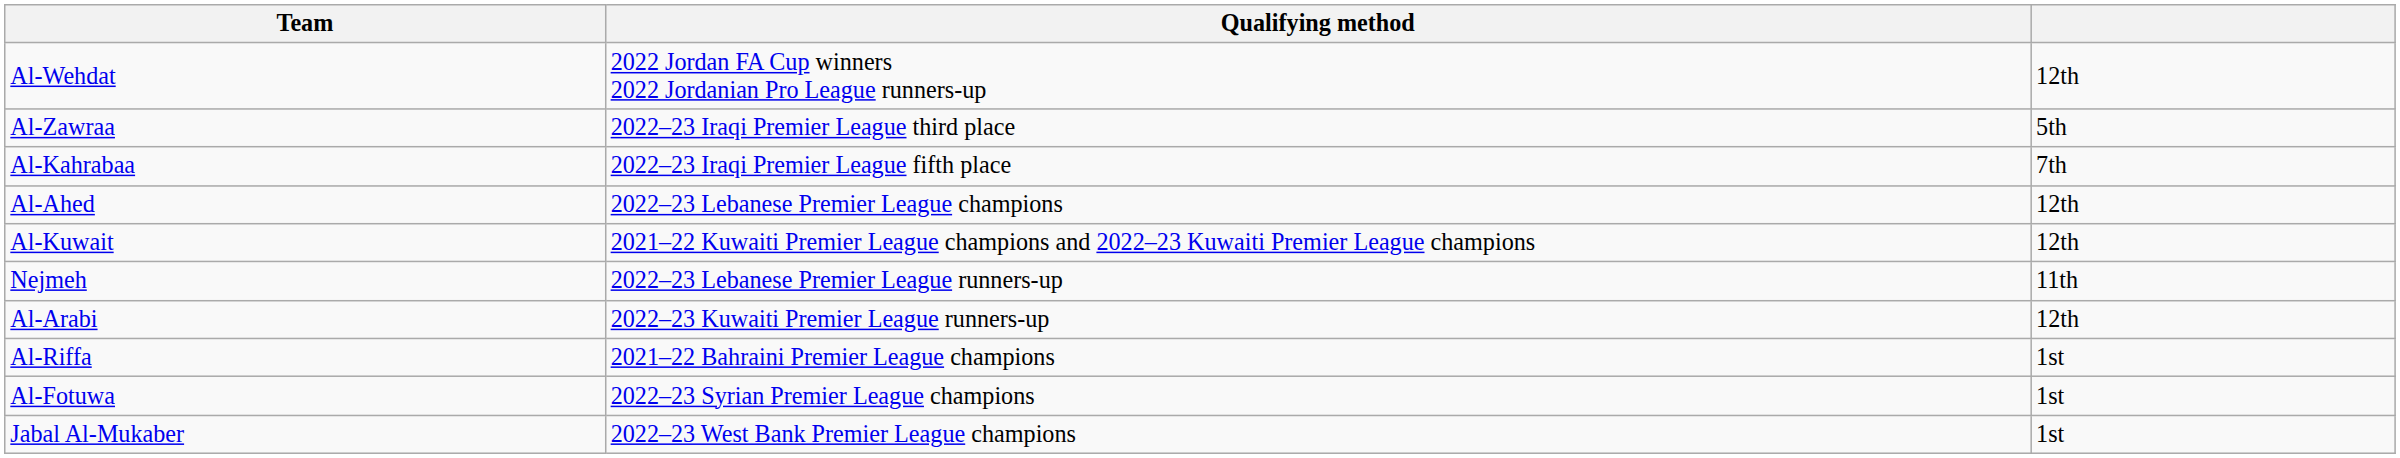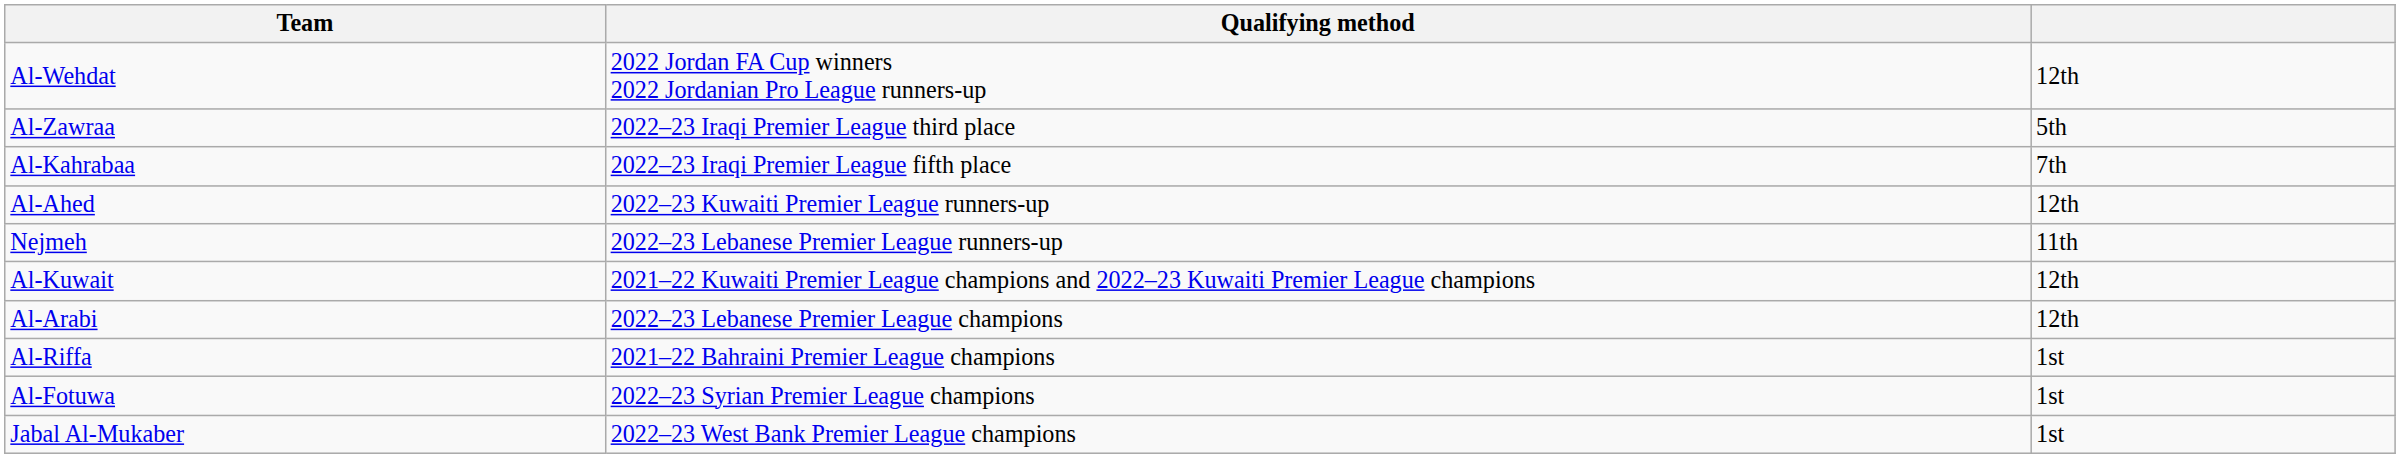(837, 204) 2022–23 Lebanese Premier League champions -> (830, 204) 2022–23 Kuwaiti Premier League runners-up
rows swapped: (49, 280) <-> (62, 242)
(830, 319) 2022–23 Kuwaiti Premier League runners-up -> (837, 319) 2022–23 Lebanese Premier League champions
